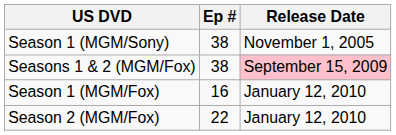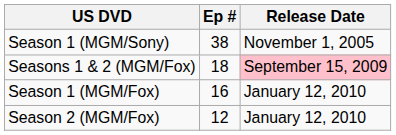(220, 67) 38 -> (220, 67) 18
(220, 117) 22 -> (220, 117) 12
